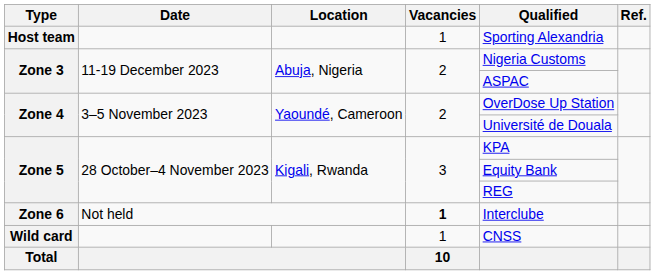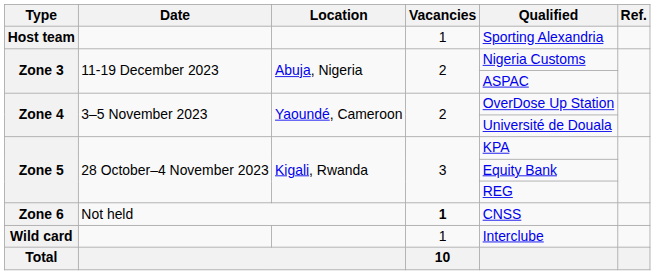(513, 214) Interclube -> (502, 214) CNSS
(502, 236) CNSS -> (513, 236) Interclube
